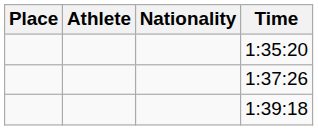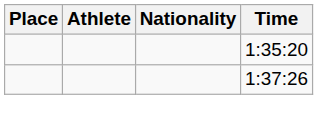- row: (276, 109)
